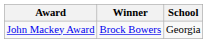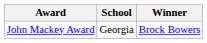columns swapped: (130, 13) <-> (183, 13)
